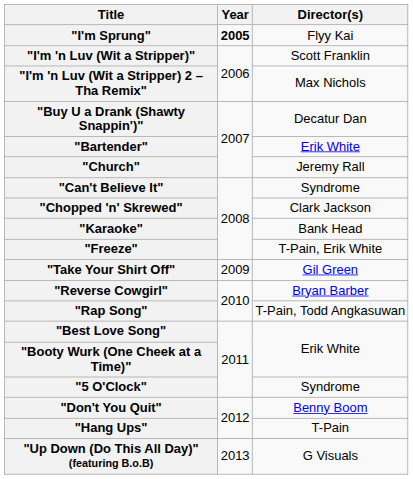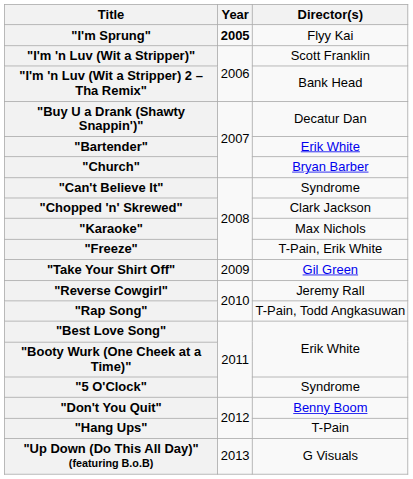(330, 83) Max Nichols -> (330, 83) Bank Head
(330, 167) Jeremy Rall -> (330, 167) Bryan Barber
(330, 228) Bank Head -> (330, 228) Max Nichols
(330, 290) Bryan Barber -> (330, 290) Jeremy Rall
